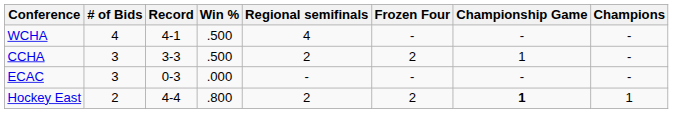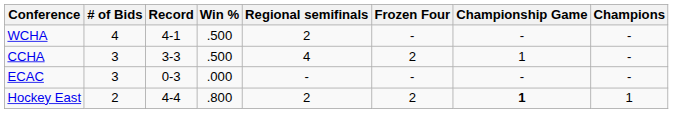(307, 35) 4 -> (307, 35) 2
(307, 56) 2 -> (307, 56) 4
